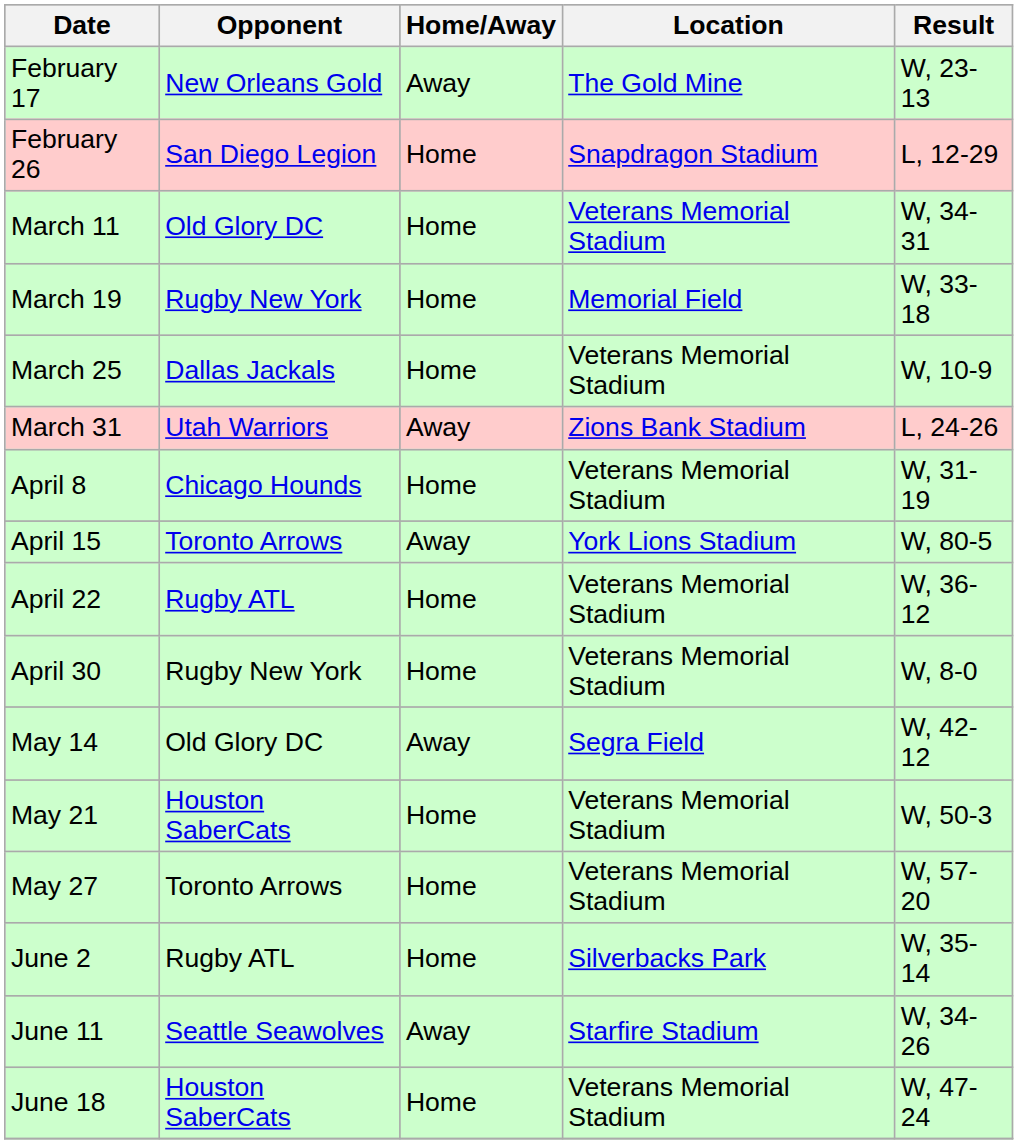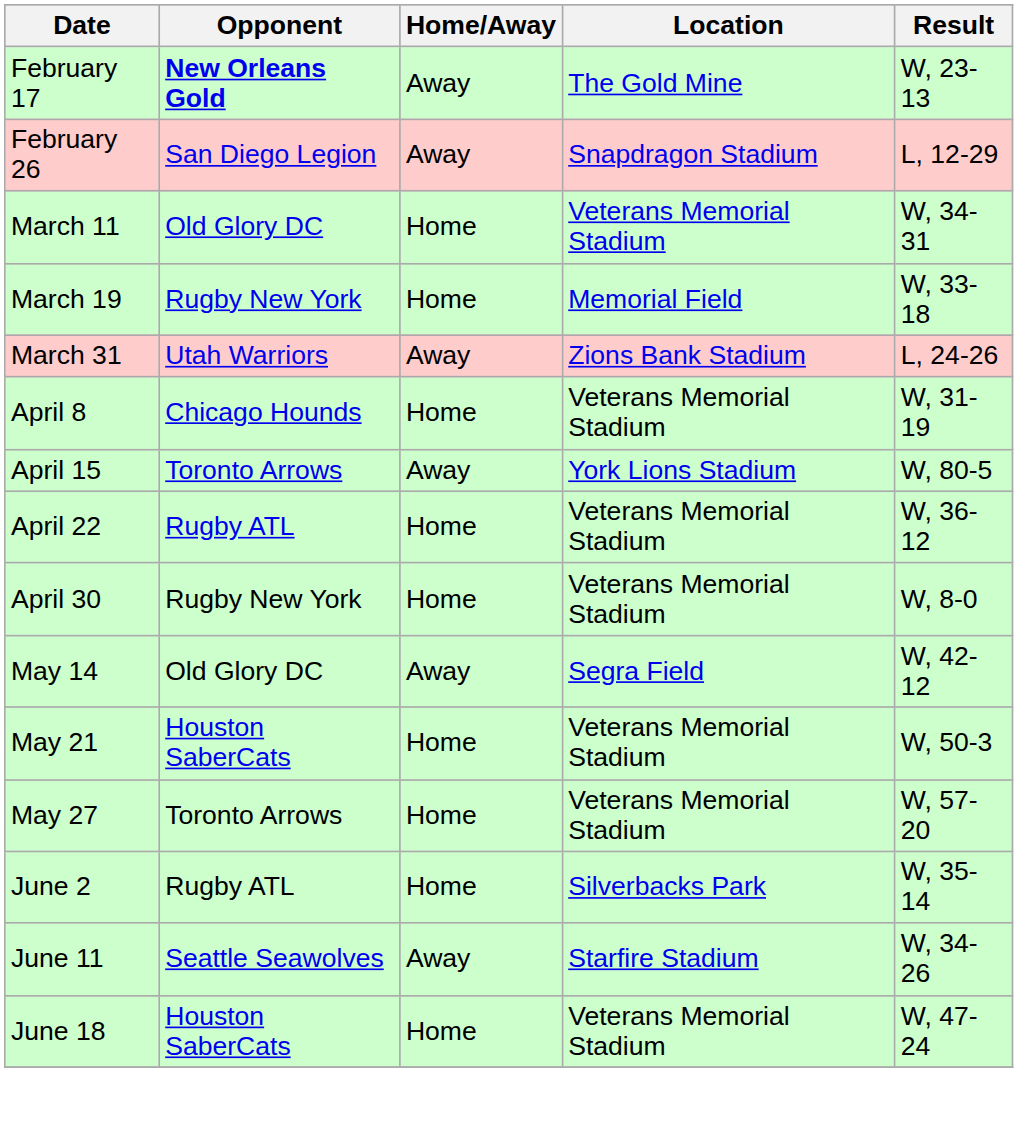(274, 82) normal -> (246, 82) bold
(441, 154) Home -> (438, 154) Away
- row: (66, 370)
